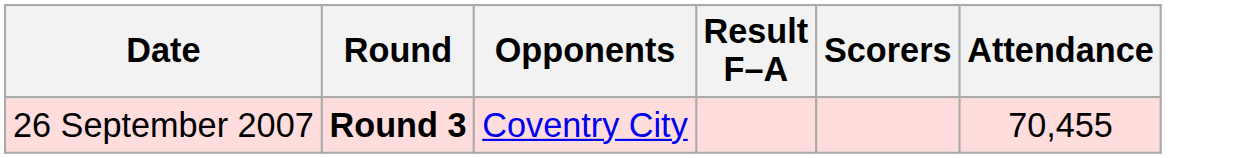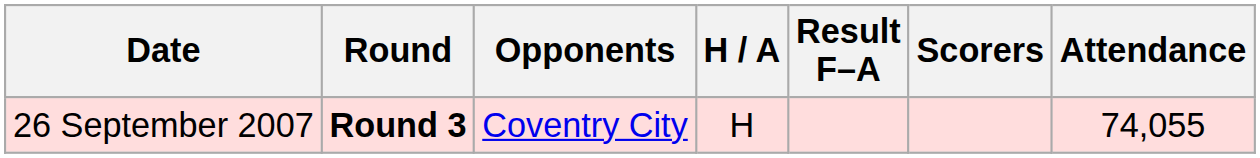+ column: (742, 50)
(1061, 124) 70,455 -> (1153, 124) 74,055
